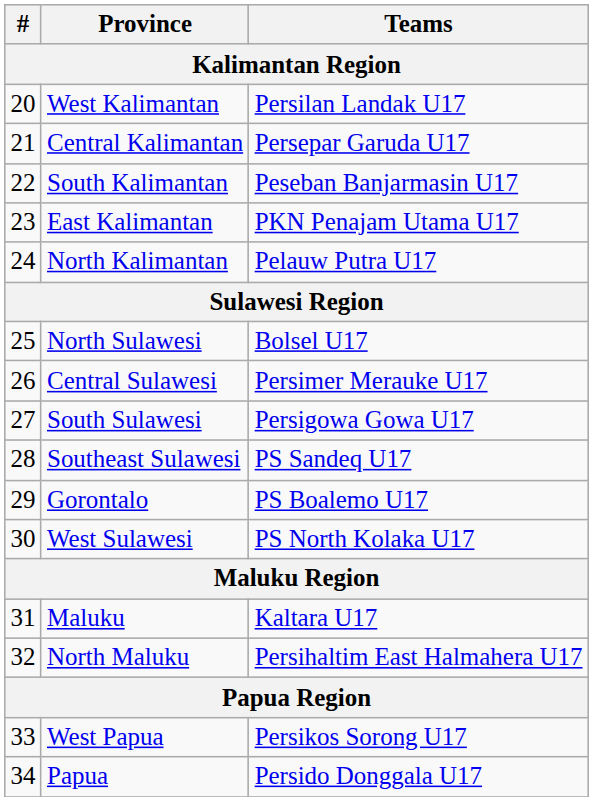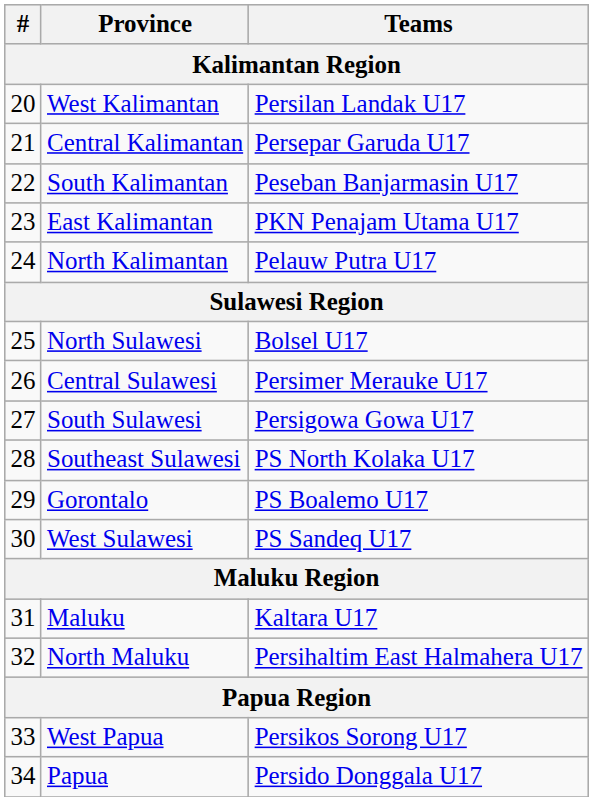(333, 459) PS Sandeq U17 -> (365, 459) PS North Kolaka U17
(365, 538) PS North Kolaka U17 -> (333, 538) PS Sandeq U17
